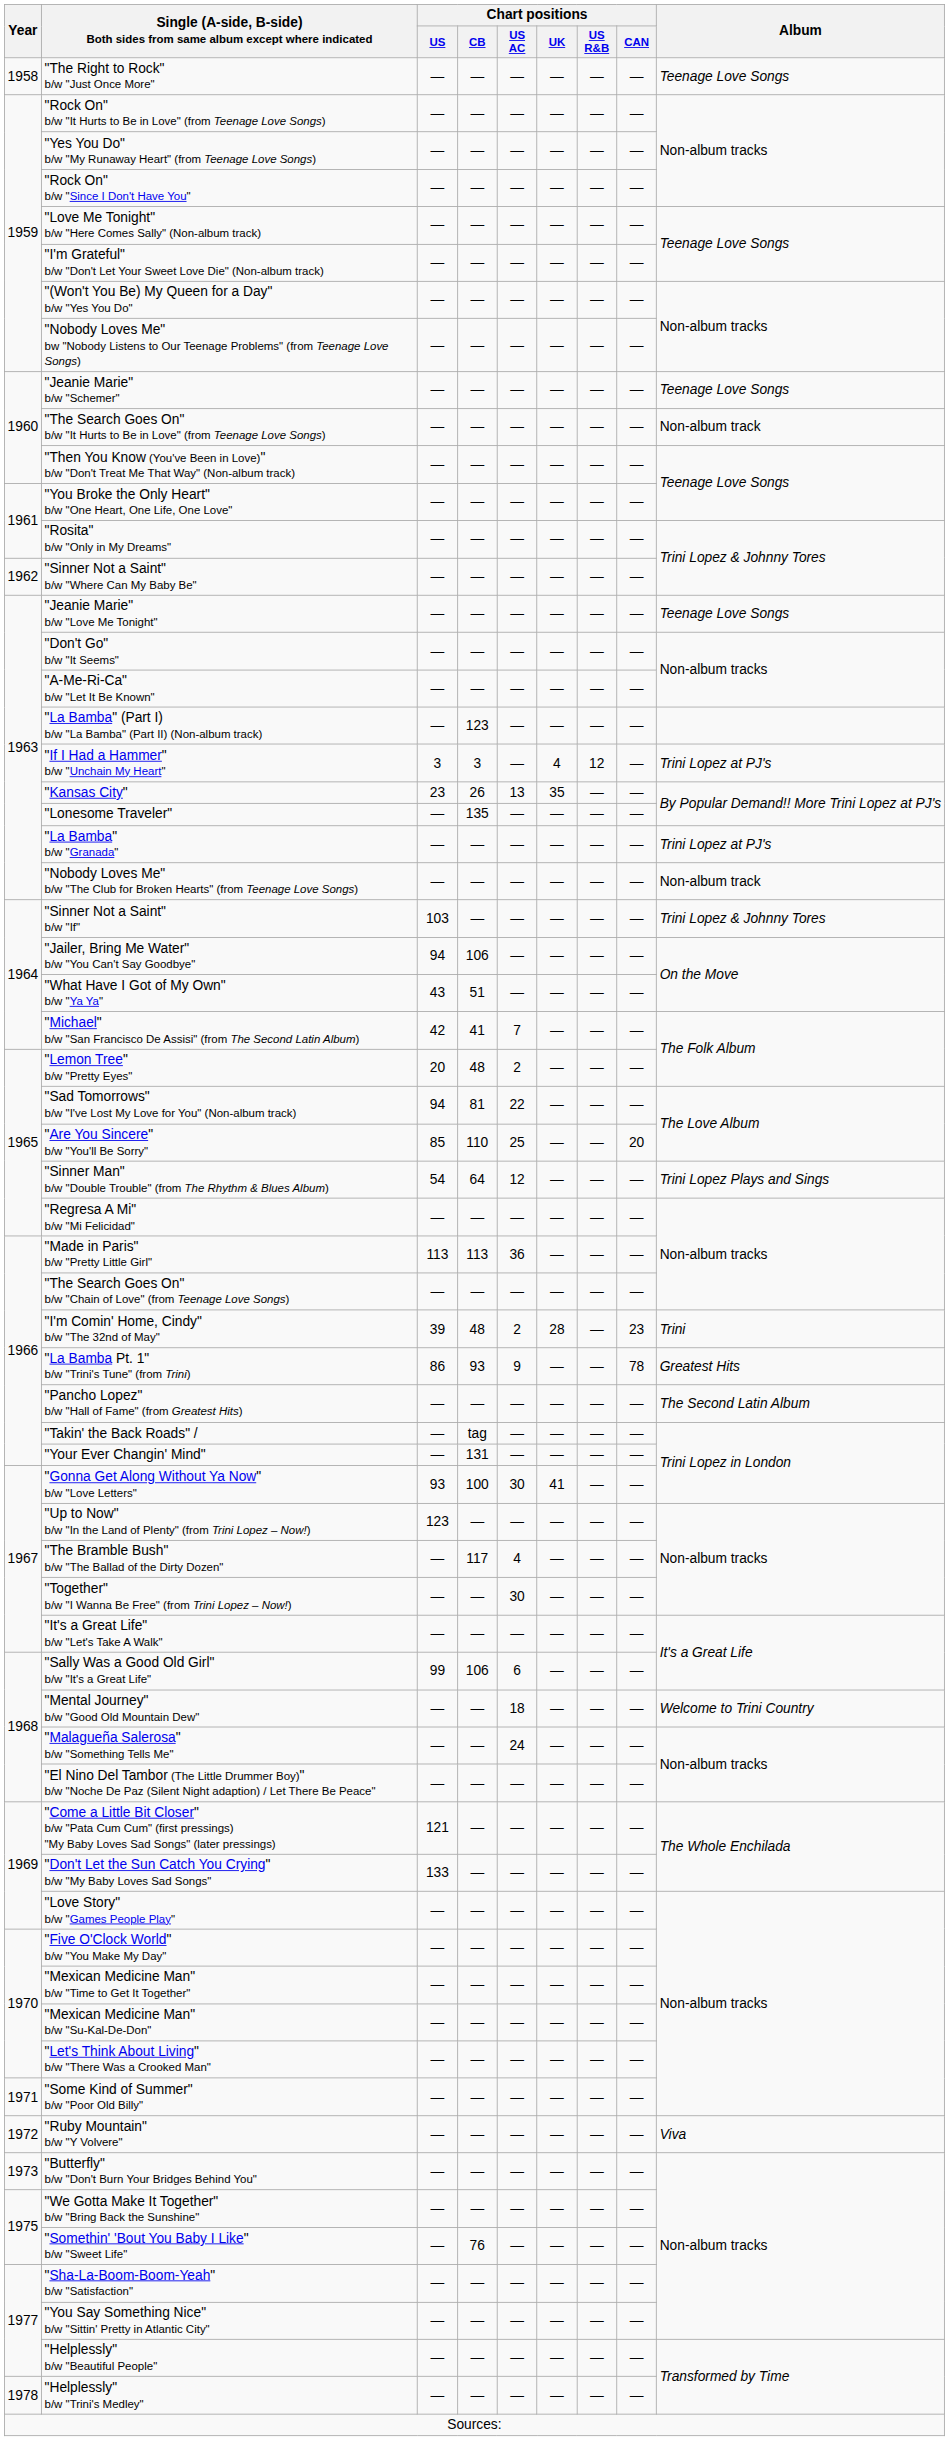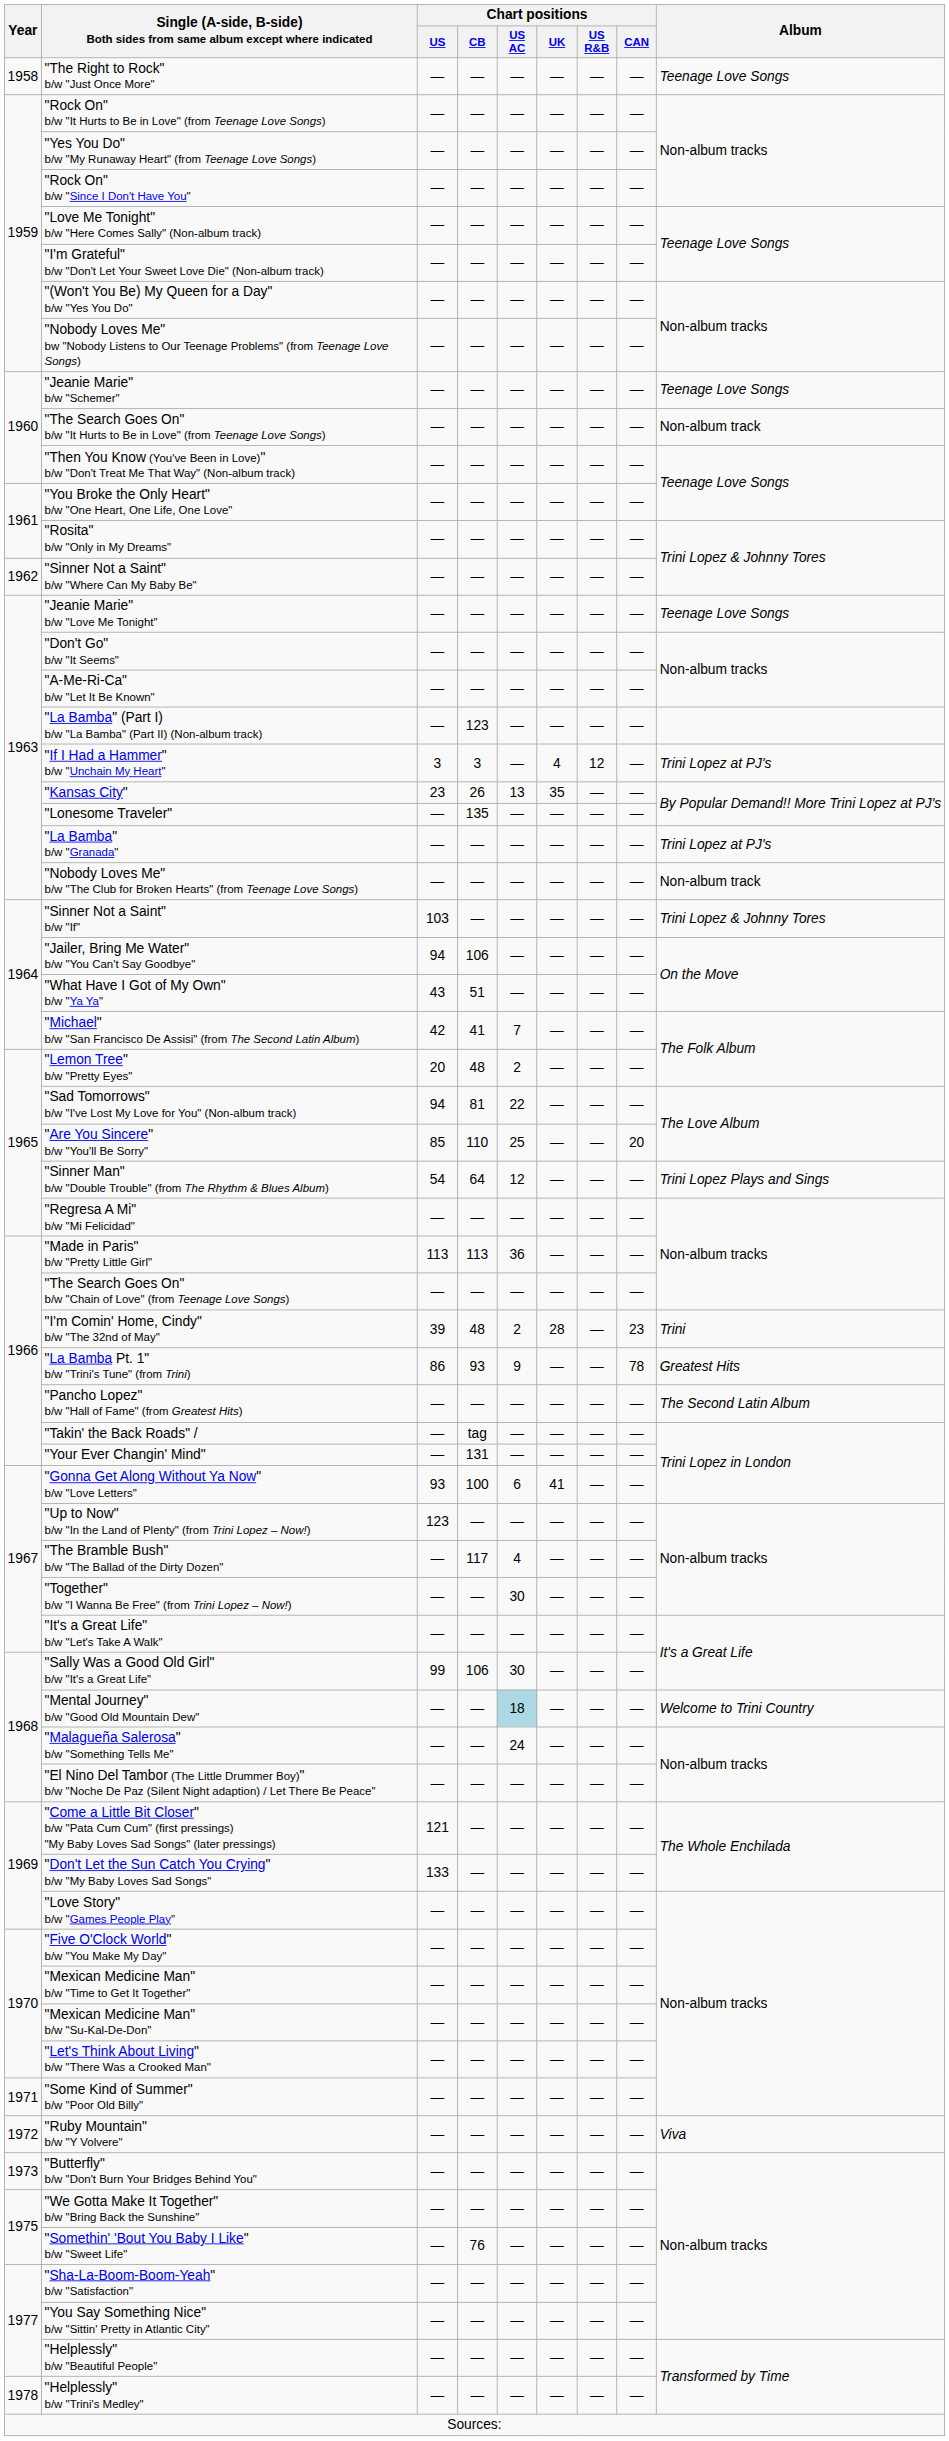(517, 1484) 30 -> (517, 1484) 6
(517, 1671) 6 -> (517, 1671) 30
(517, 1708) no background -> (517, 1708) lightblue background
